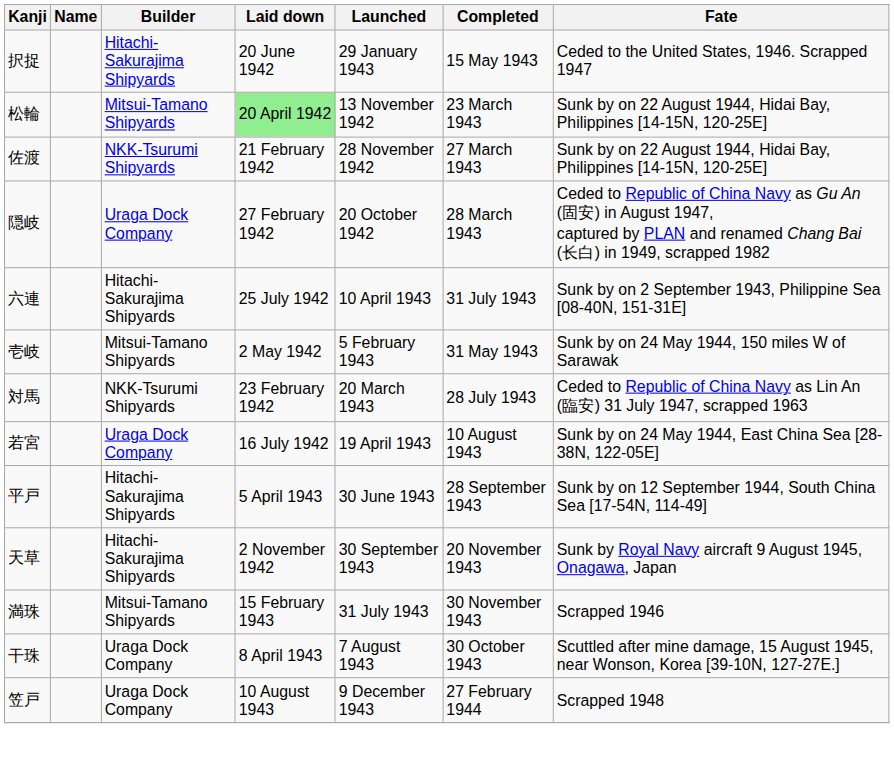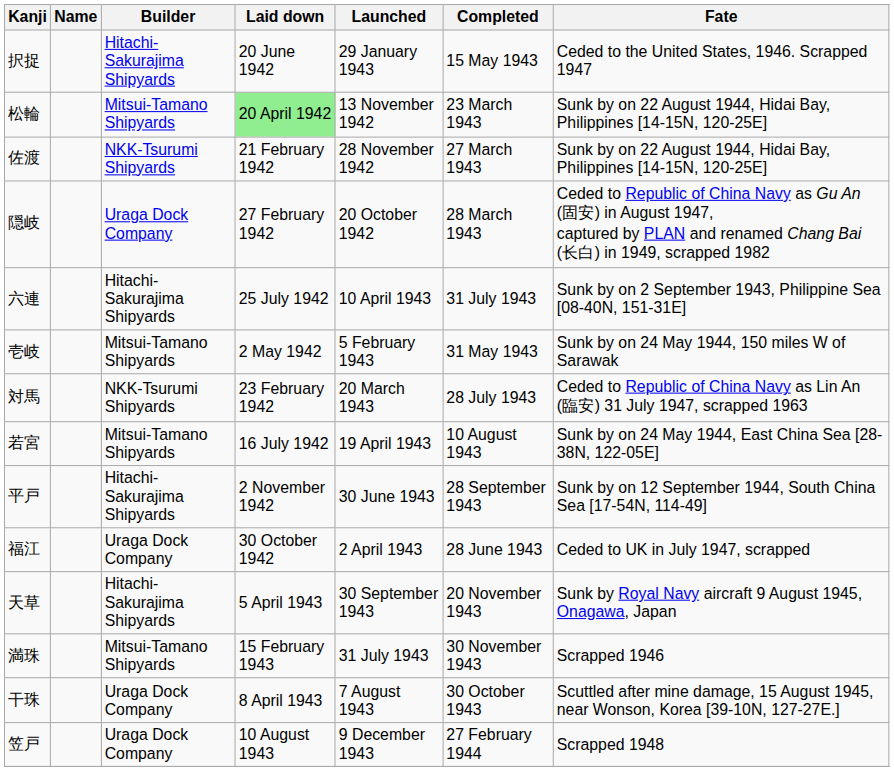(146, 442) Uraga Dock Company -> (156, 442) Mitsui-Tamano Shipyards
(281, 495) 5 April 1943 -> (282, 495) 2 November 1942
+ row: (24, 548)
(282, 558) 2 November 1942 -> (281, 602) 5 April 1943
